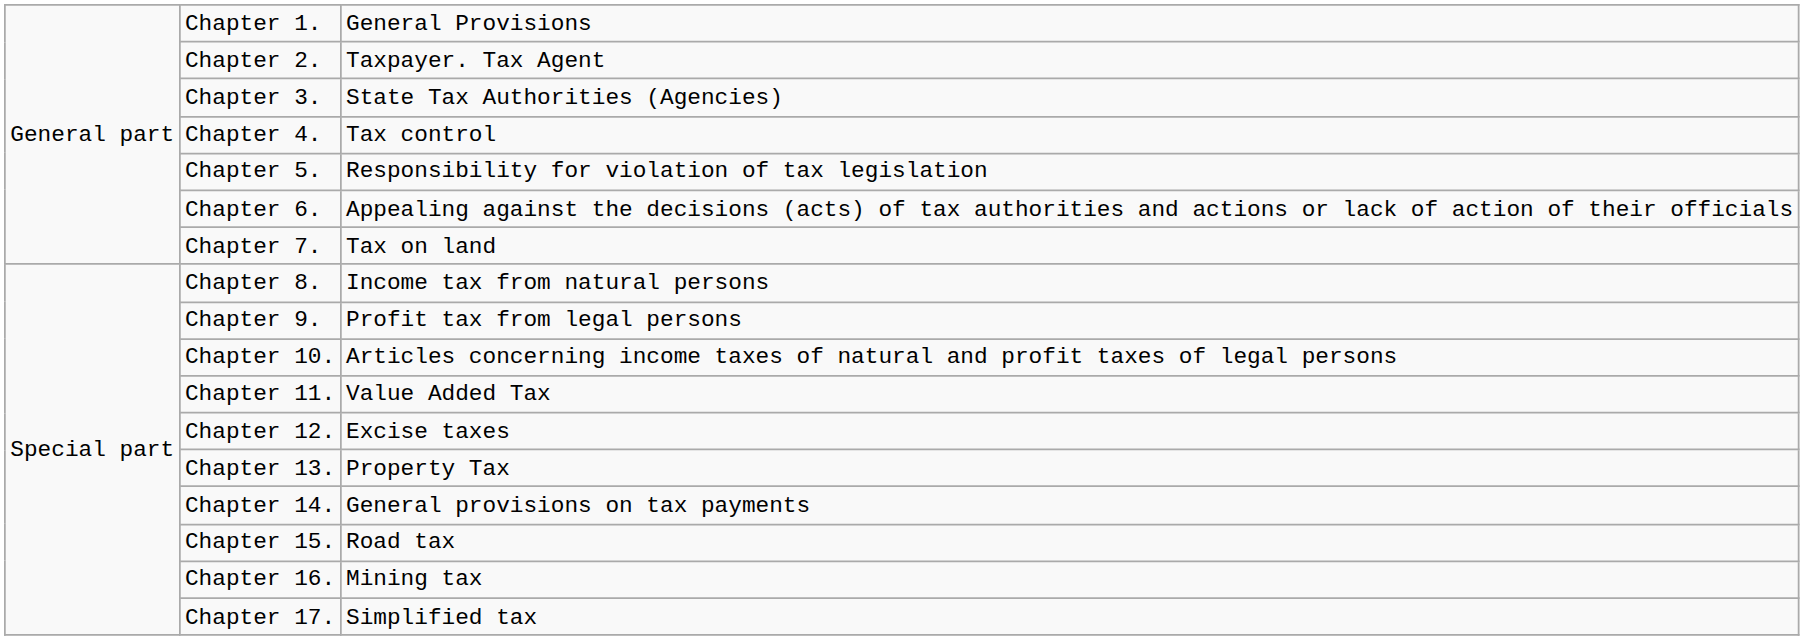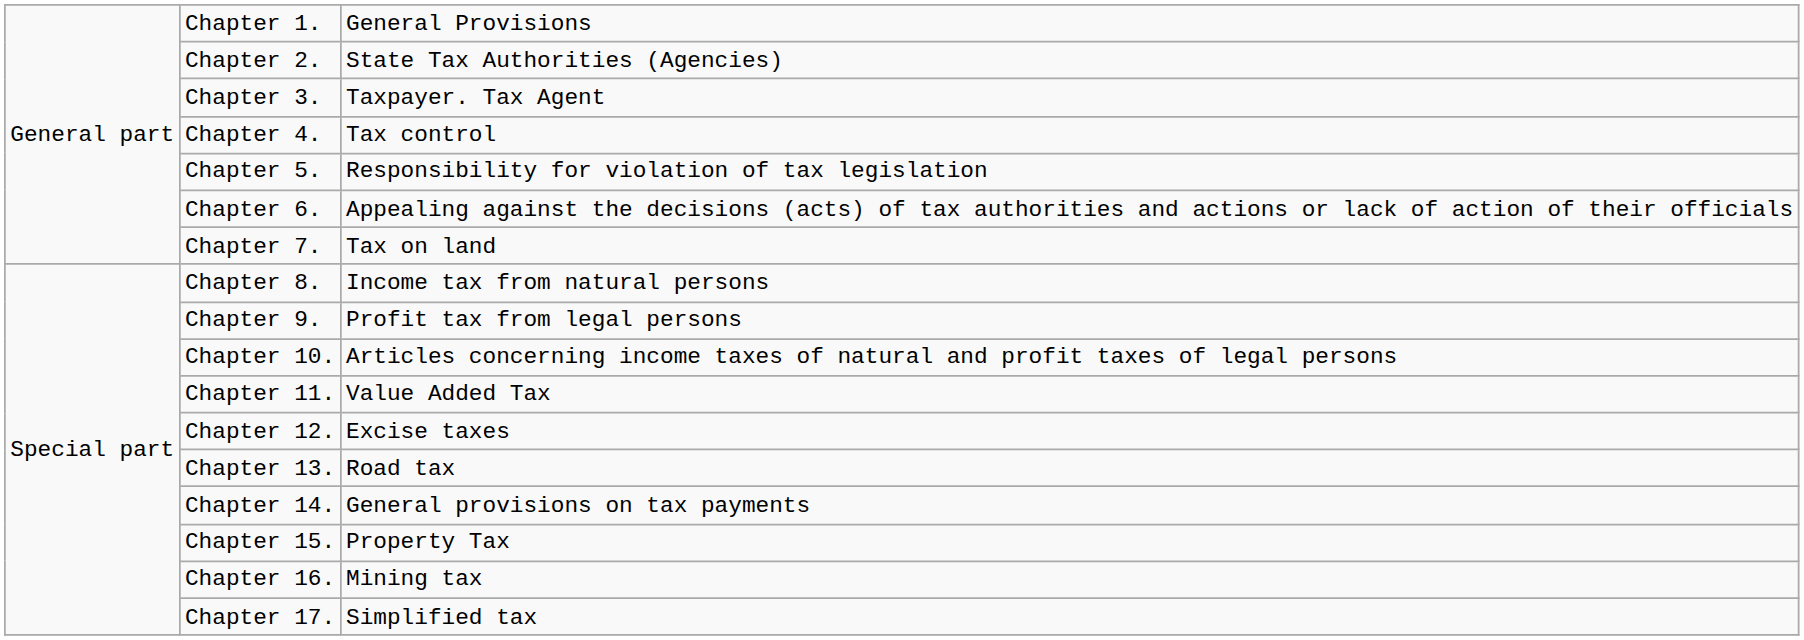(476, 60) Taxpayer. Tax Agent -> (564, 60) State Tax Authorities (Agencies)
(564, 98) State Tax Authorities (Agencies) -> (476, 98) Taxpayer. Tax Agent
(428, 468) Property Tax -> (401, 468) Road tax
(401, 543) Road tax -> (428, 543) Property Tax
